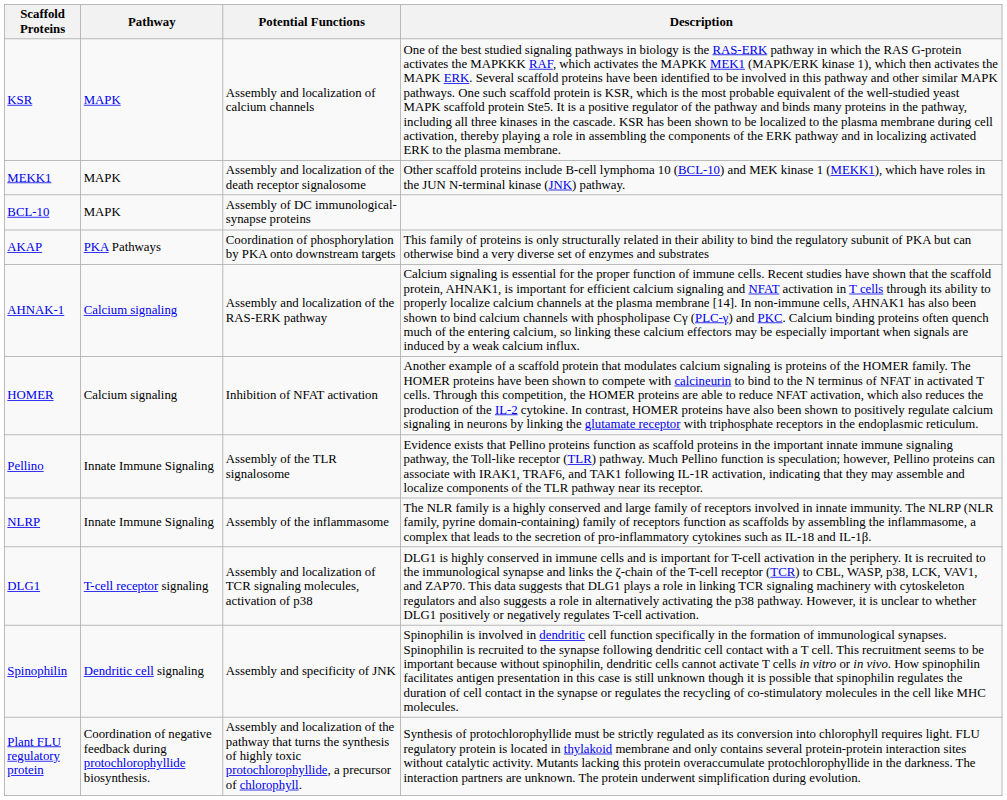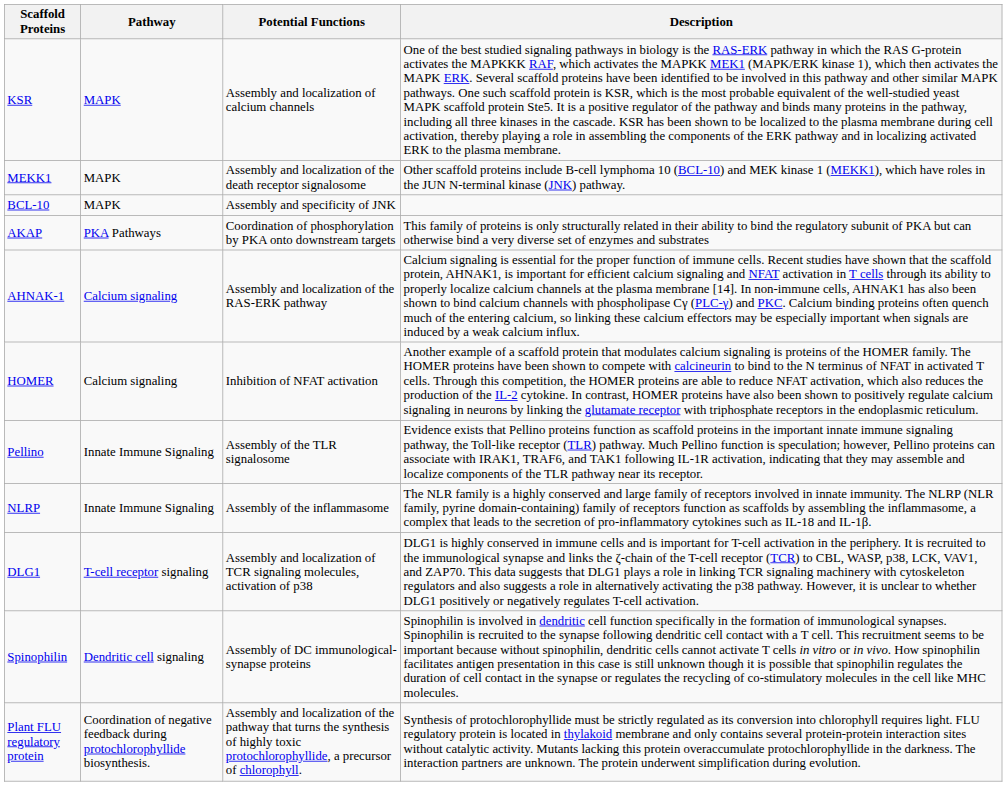(311, 212) Assembly of DC immunological-synapse proteins -> (311, 205) Assembly and specificity of JNK
(311, 671) Assembly and specificity of JNK -> (311, 656) Assembly of DC immunological-synapse proteins
